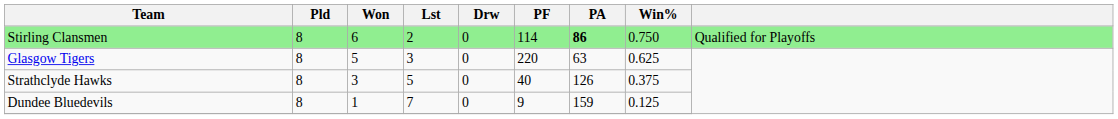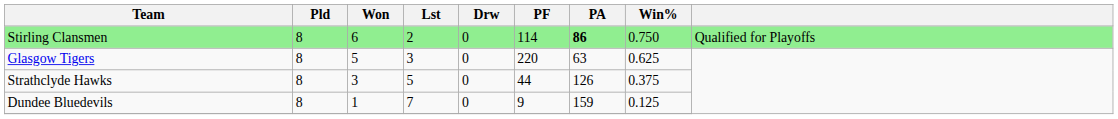(524, 80) 40 -> (524, 80) 44
